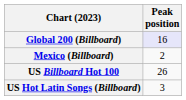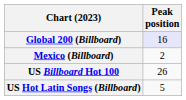(162, 87) 3 -> (162, 87) 5
